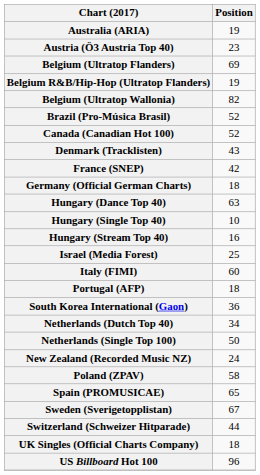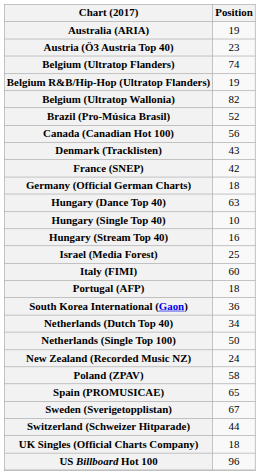(234, 64) 69 -> (234, 64) 74
(234, 133) 52 -> (234, 133) 56
